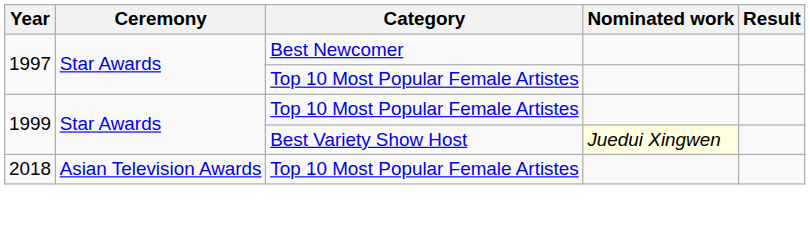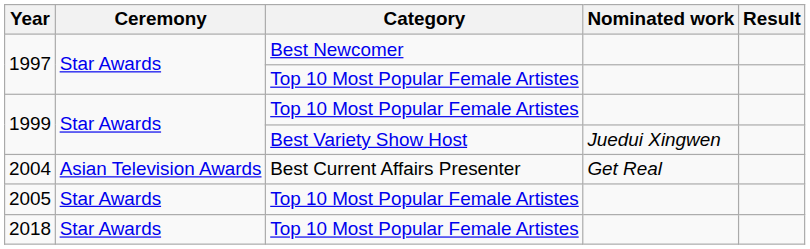(654, 139) lightyellow background -> (654, 139) no background
+ row: (30, 169)
+ row: (30, 199)
(161, 169) Asian Television Awards -> (110, 229) Star Awards
